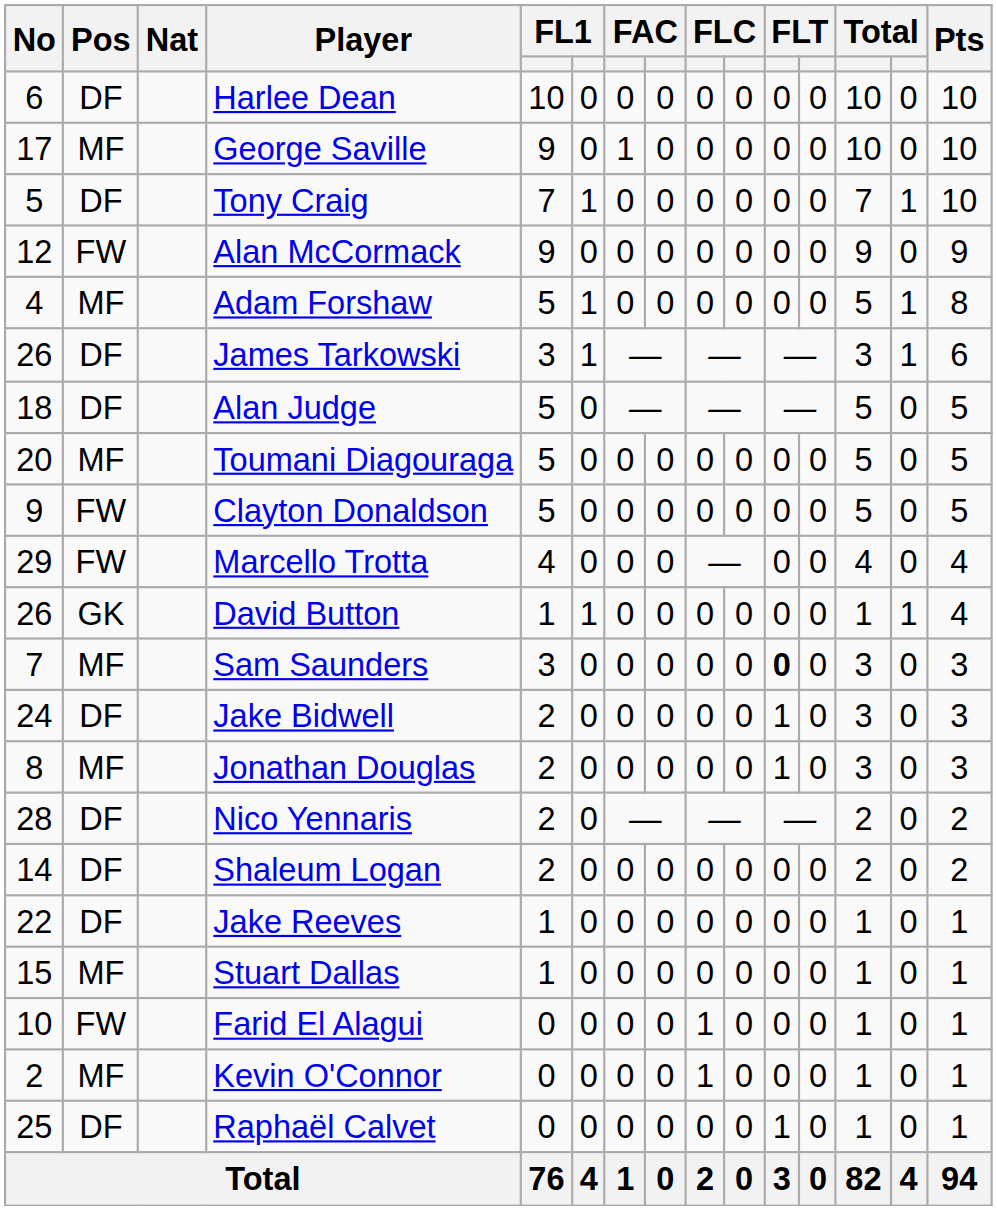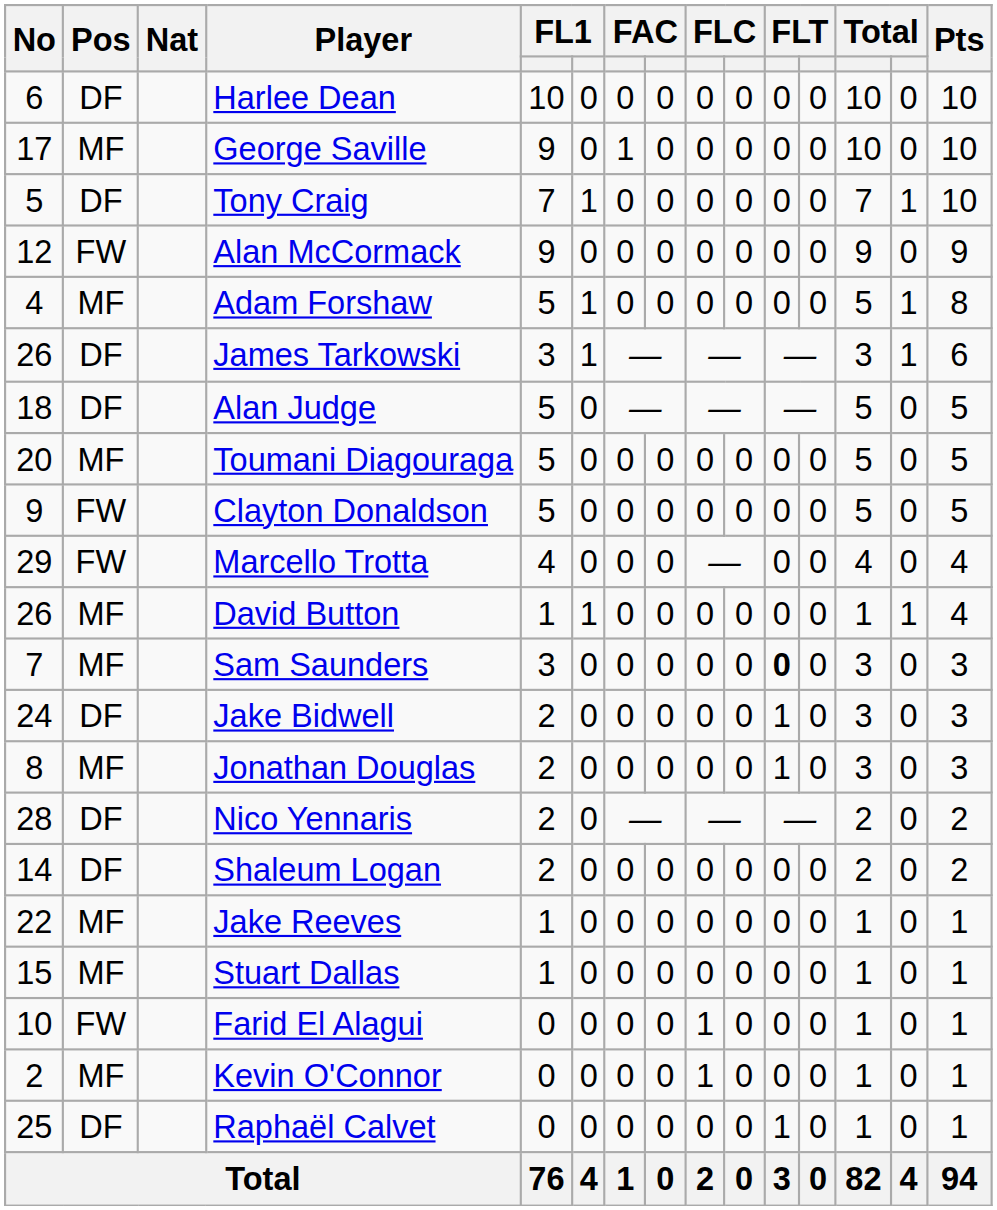(101, 613) GK -> (101, 613) MF
(101, 922) DF -> (101, 922) MF
